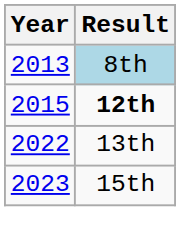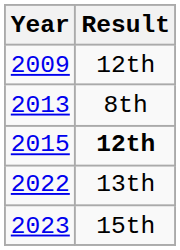+ row: (40, 65)
(126, 65) lightblue background -> (126, 105) no background
